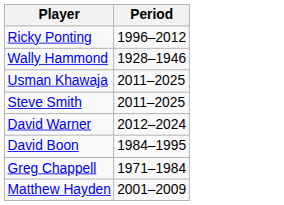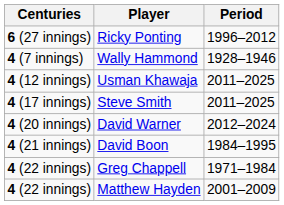+ column: (49, 15)
